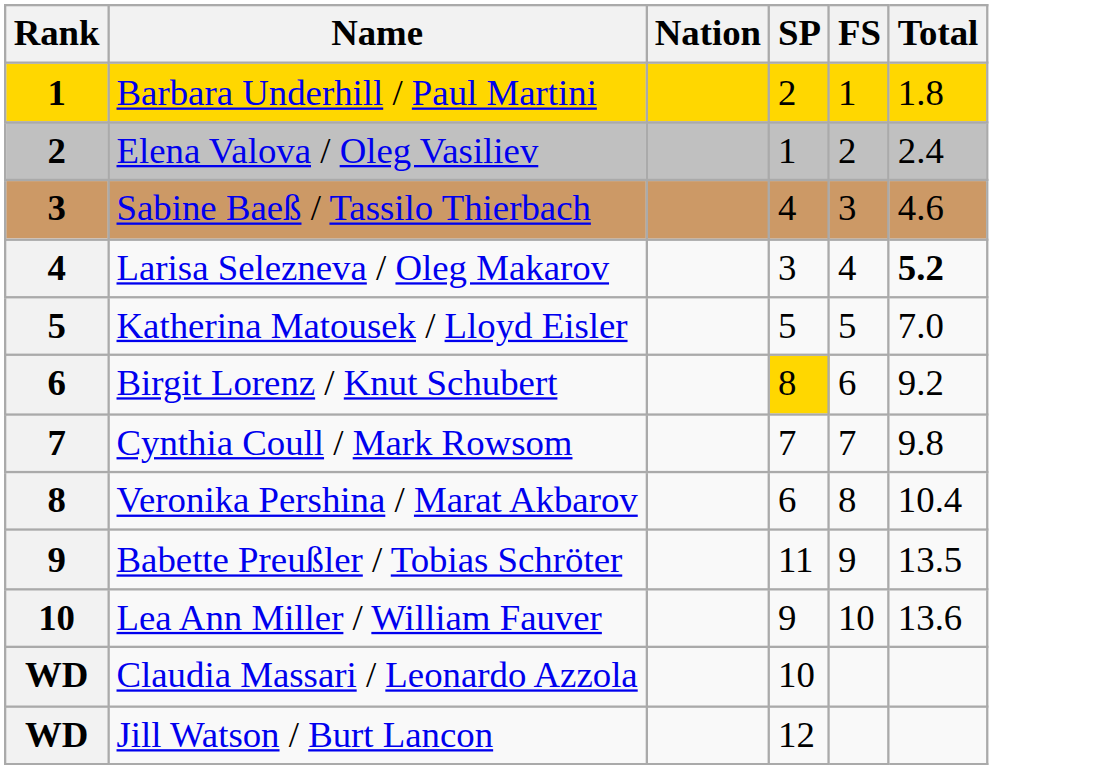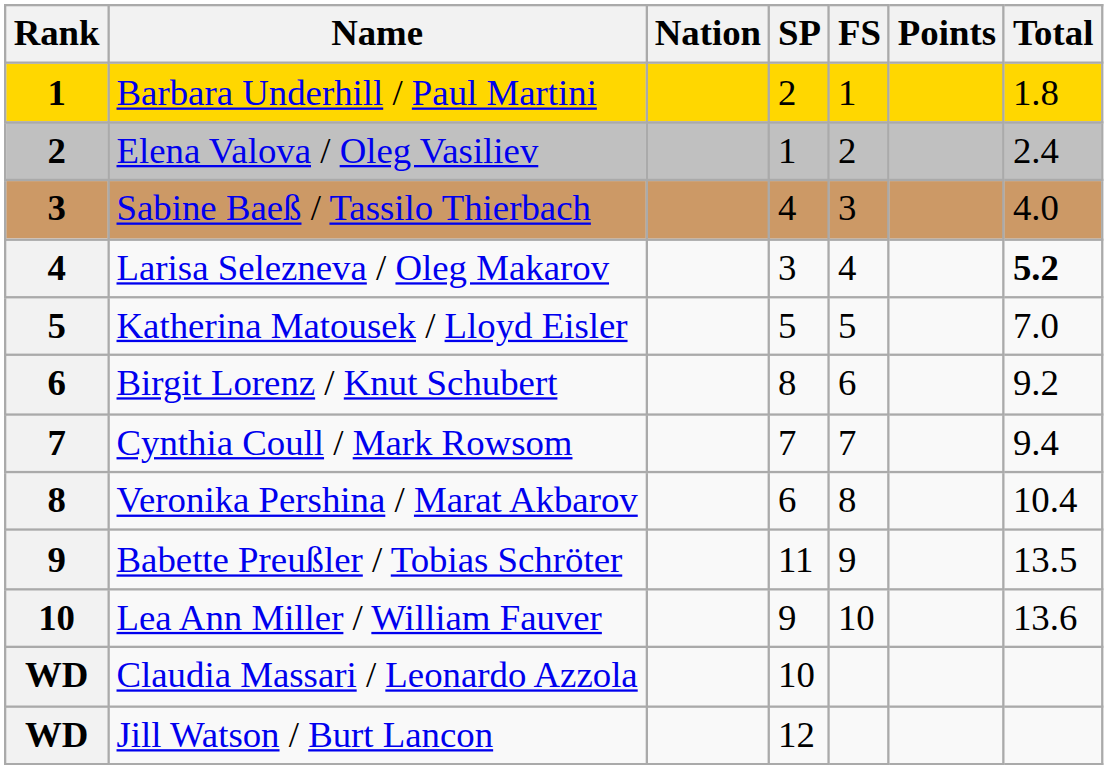+ column: (947, 33)
(921, 208) 4.6 -> (1036, 208) 4.0
(787, 383) gold background -> (787, 383) no background
(921, 442) 9.8 -> (1036, 442) 9.4
